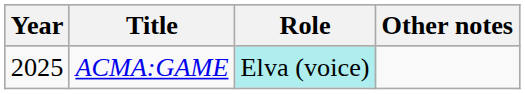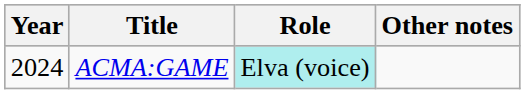(37, 66) 2025 -> (37, 66) 2024
